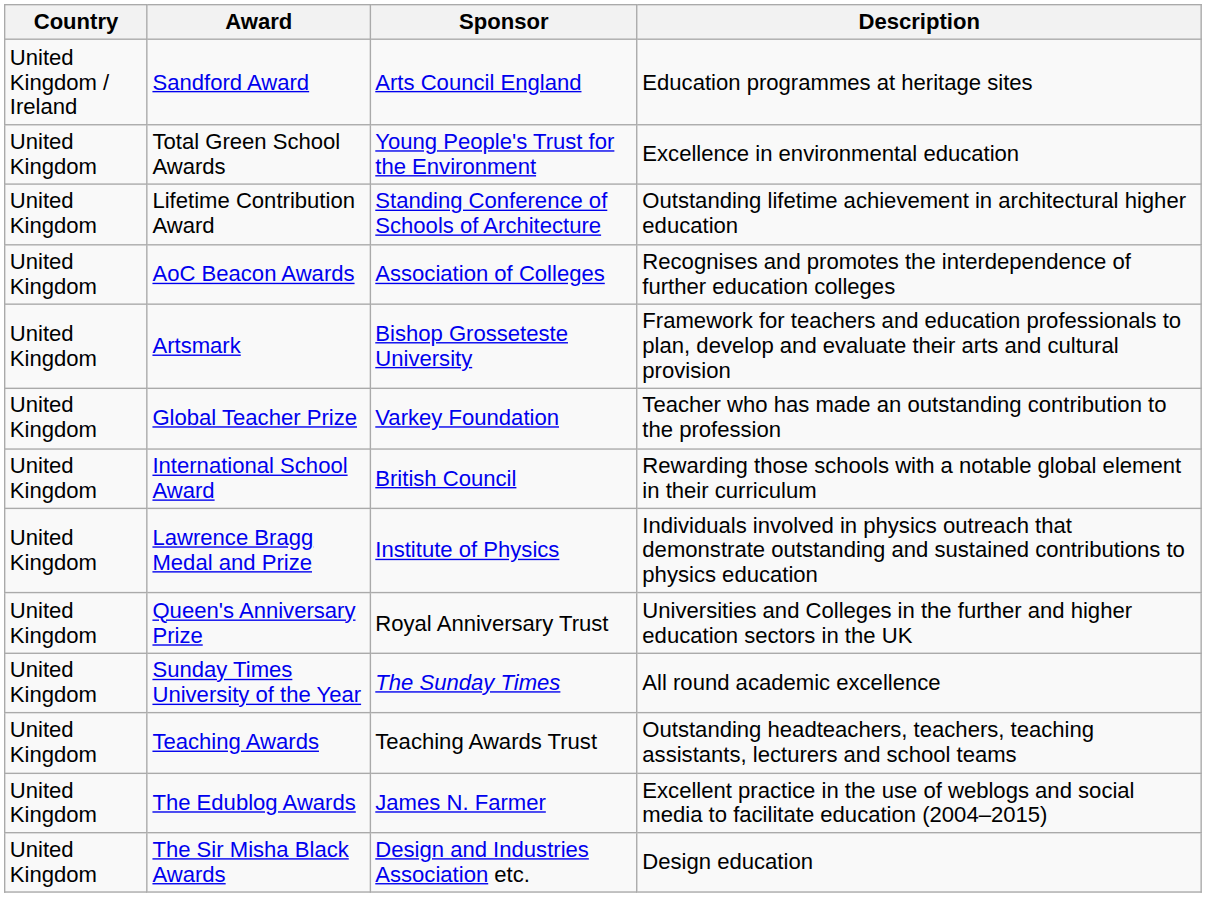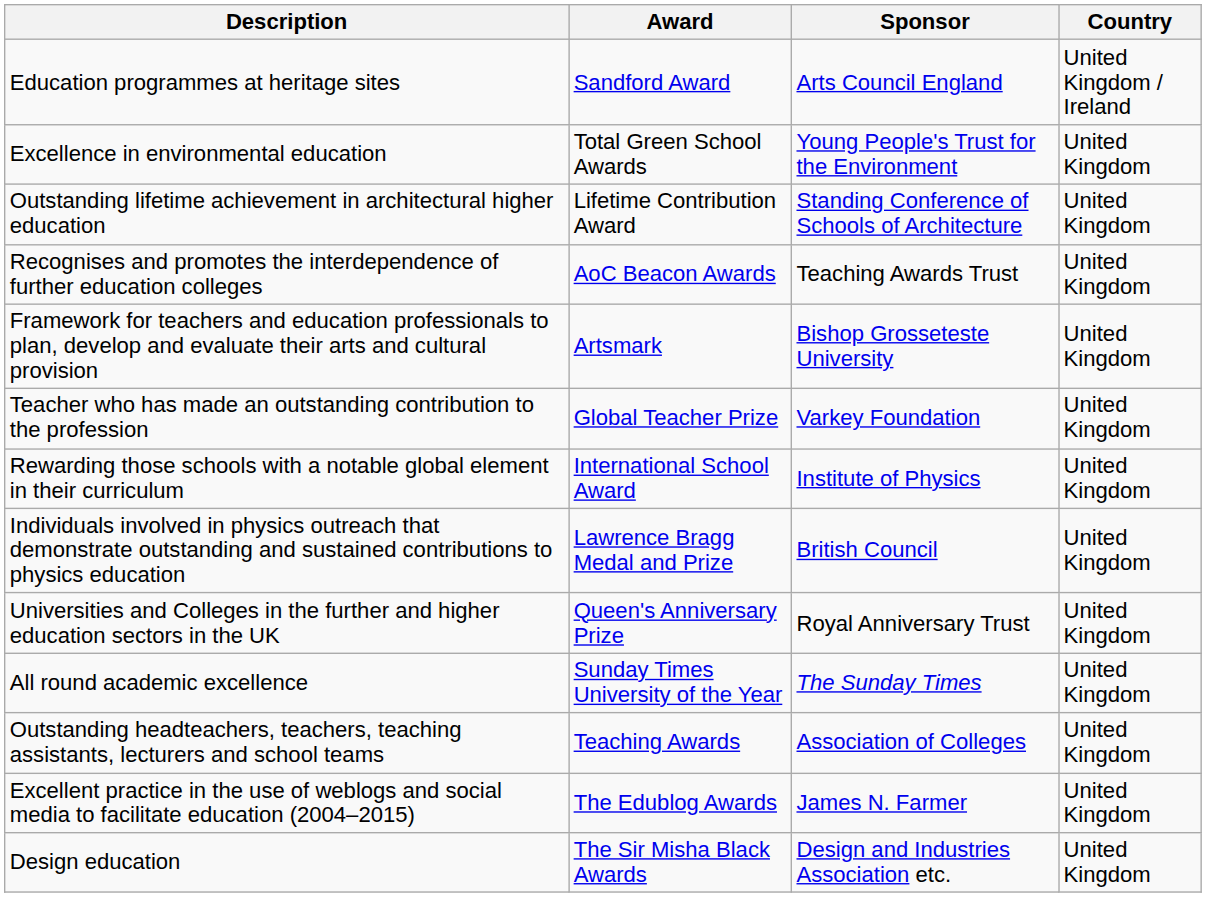columns swapped: (76, 22) <-> (919, 22)
(490, 273) Association of Colleges -> (907, 273) Teaching Awards Trust
(446, 478) British Council -> (889, 478) Institute of Physics
(467, 550) Institute of Physics -> (867, 550) British Council
(486, 742) Teaching Awards Trust -> (911, 742) Association of Colleges
